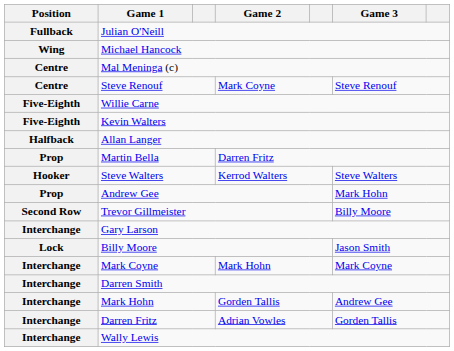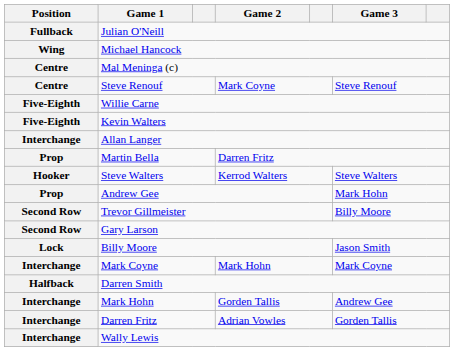(51, 139) Halfback -> (51, 139) Interchange
(51, 229) Interchange -> (51, 229) Second Row
(51, 283) Interchange -> (51, 283) Halfback
